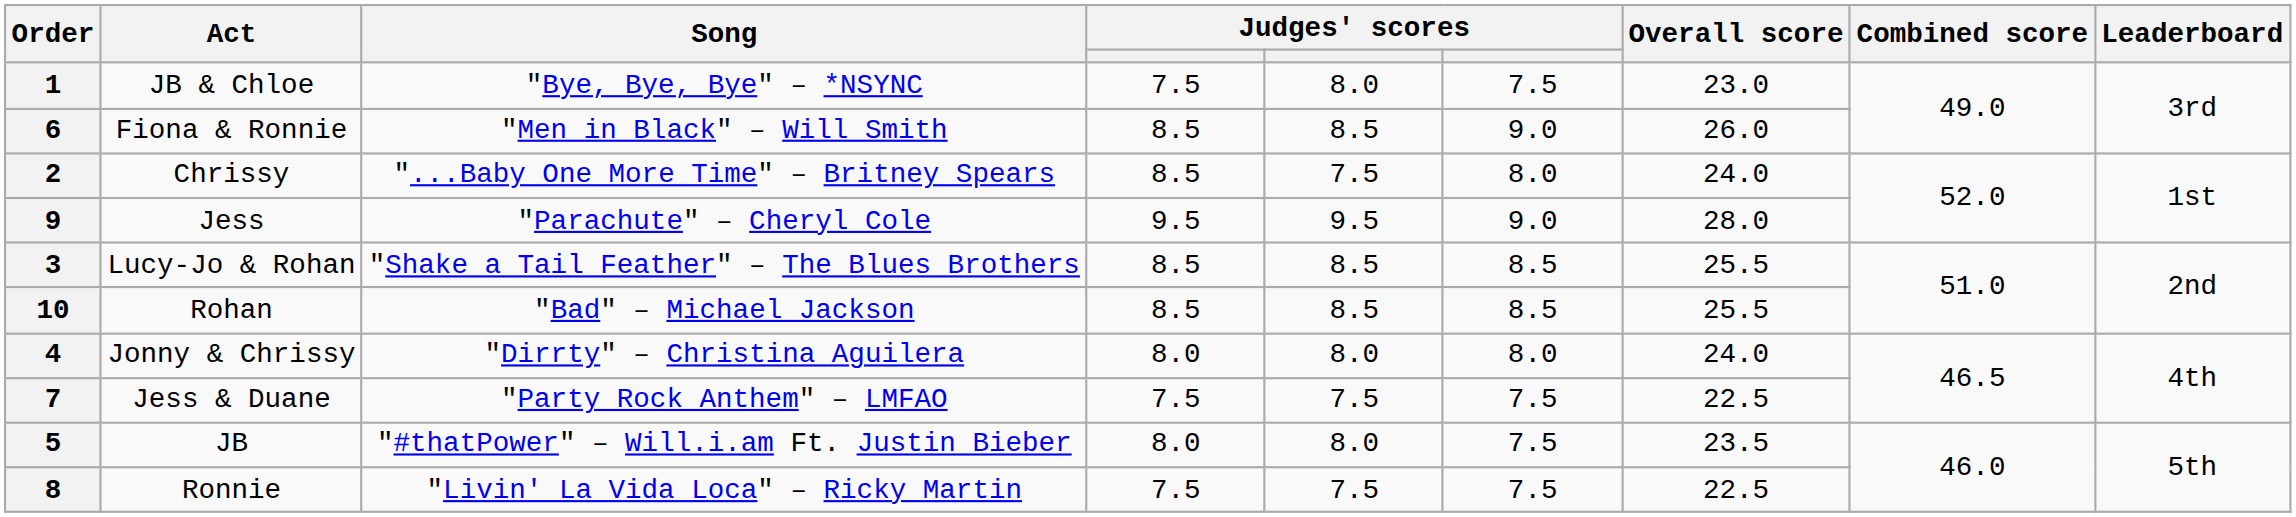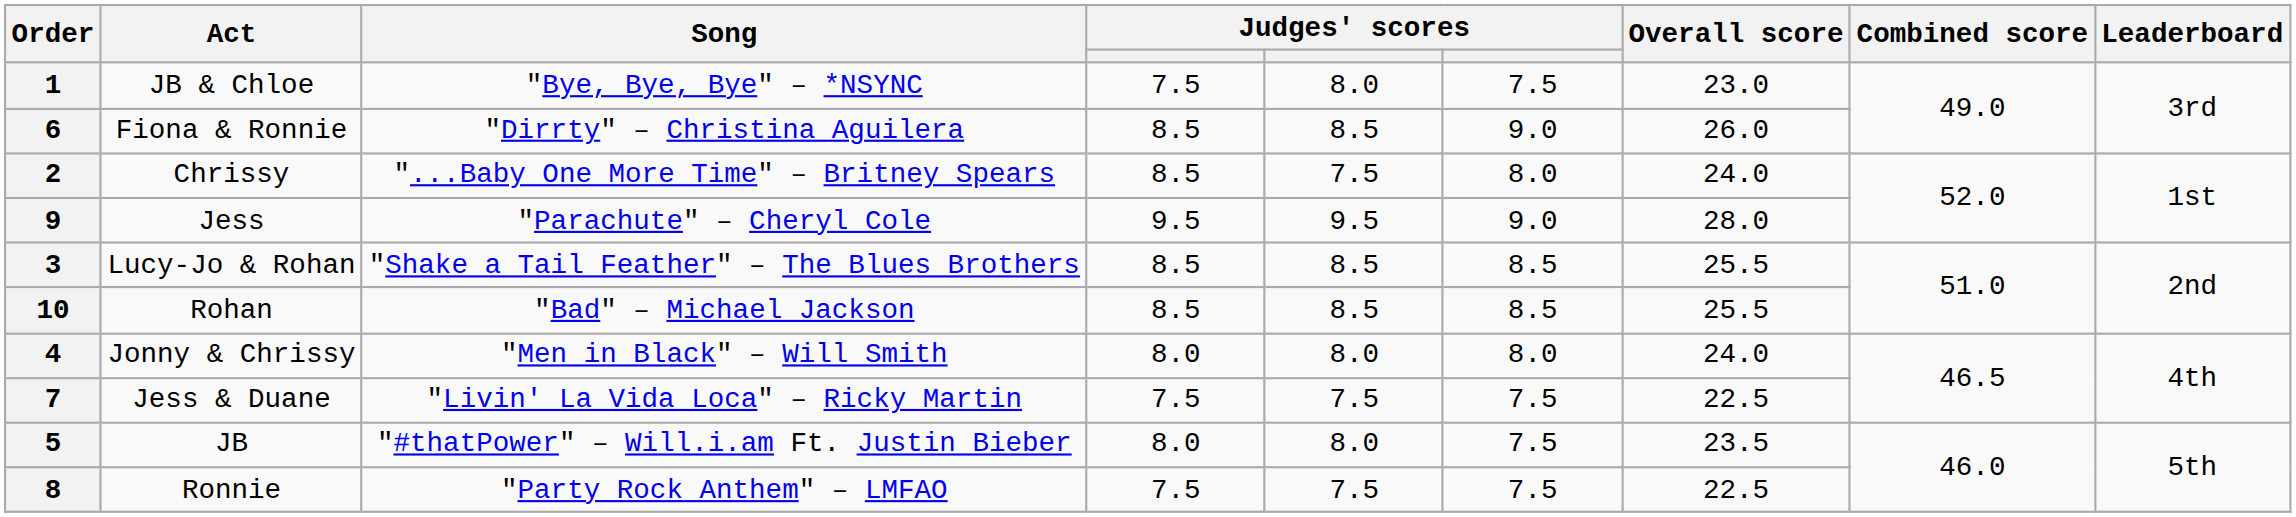(724, 130) "Men in Black" – Will Smith -> (724, 130) "Dirrty" – Christina Aguilera
(724, 355) "Dirrty" – Christina Aguilera -> (724, 355) "Men in Black" – Will Smith
(724, 400) "Party Rock Anthem" – LMFAO -> (724, 400) "Livin' La Vida Loca" – Ricky Martin
(724, 490) "Livin' La Vida Loca" – Ricky Martin -> (724, 490) "Party Rock Anthem" – LMFAO
